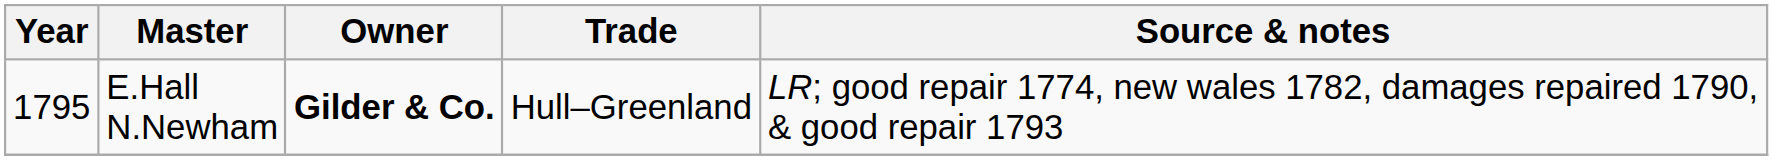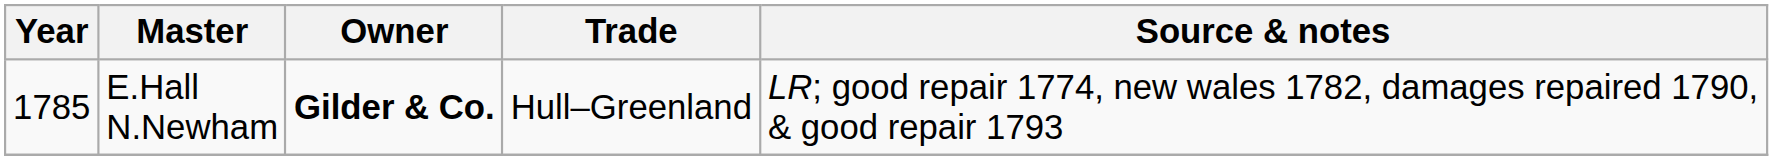(52, 106) 1795 -> (52, 106) 1785
